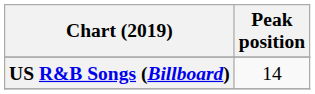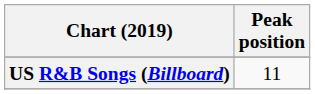(272, 72) 14 -> (272, 72) 11
